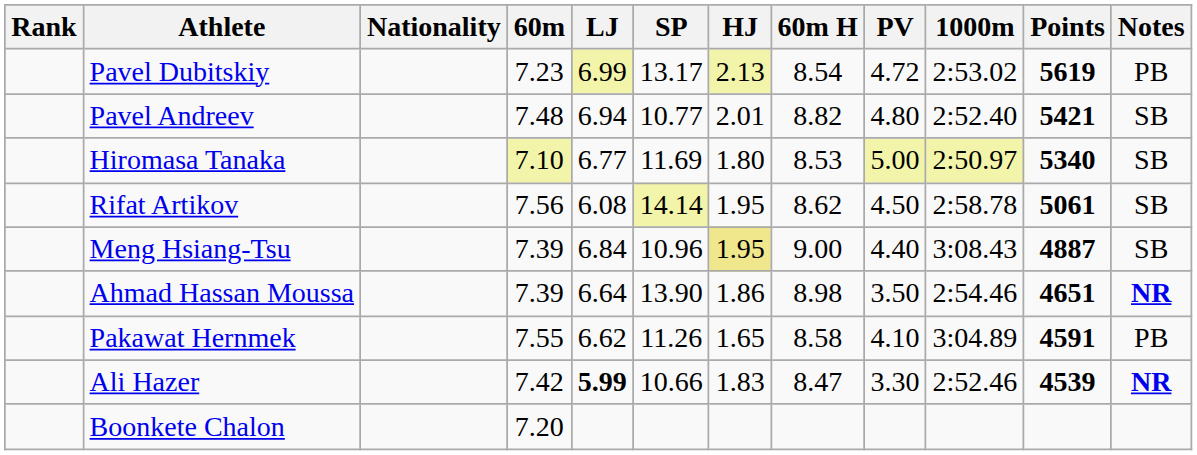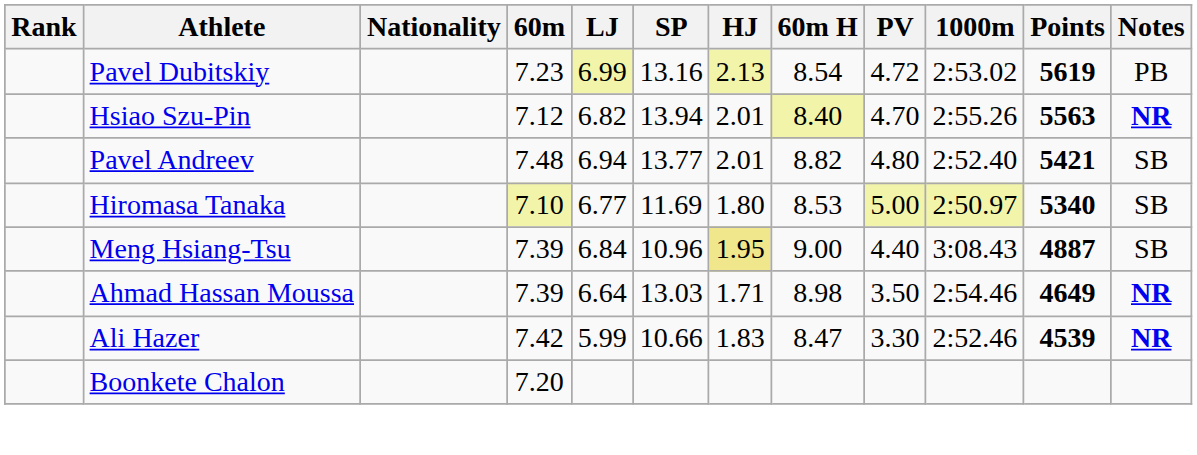(671, 71) 13.17 -> (671, 71) 13.16
+ row: (170, 115)
(671, 115) 10.77 -> (671, 159) 13.77
- row: (164, 204)
(671, 293) 13.90 -> (671, 293) 13.03
(740, 293) 1.86 -> (740, 293) 1.71
(1068, 293) 4651 -> (1068, 293) 4649
- row: (193, 337)
(602, 381) bold -> (602, 337) normal
